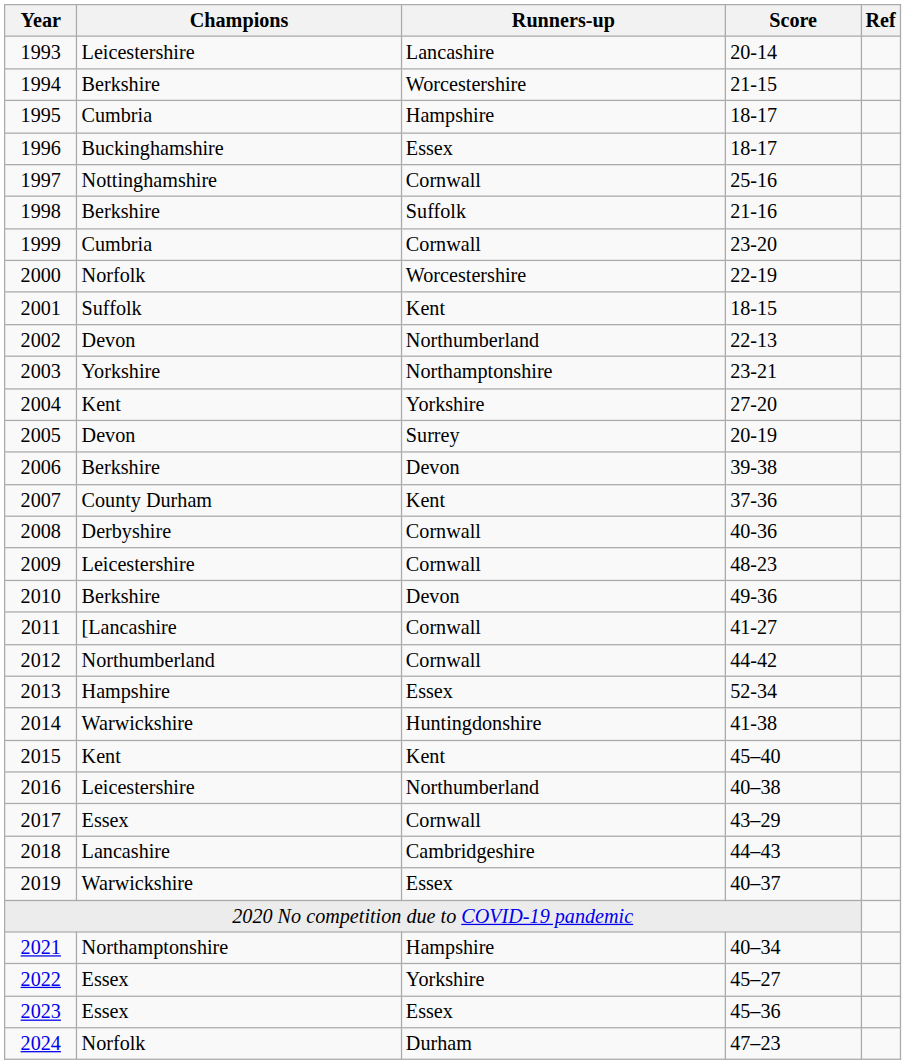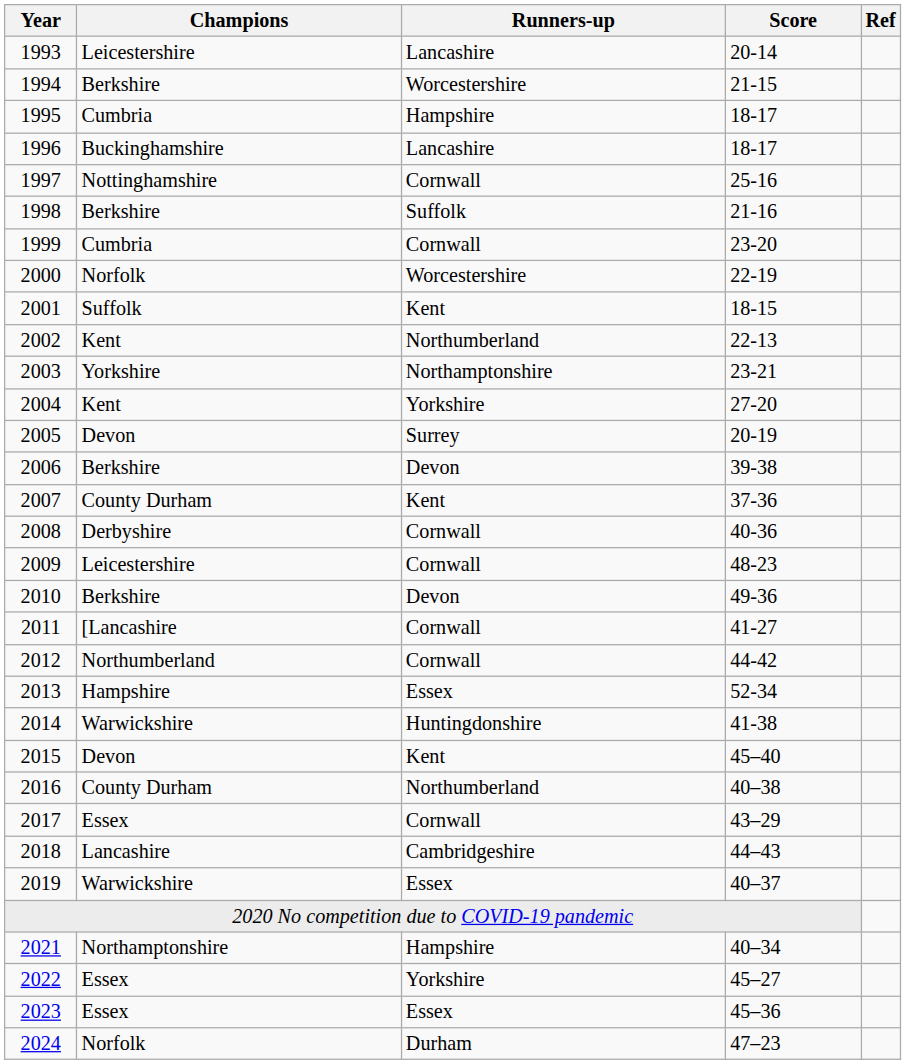(429, 148) Essex -> (450, 148) Lancashire
(108, 340) Devon -> (101, 340) Kent
(101, 755) Kent -> (108, 755) Devon
(138, 787) Leicestershire -> (147, 787) County Durham
